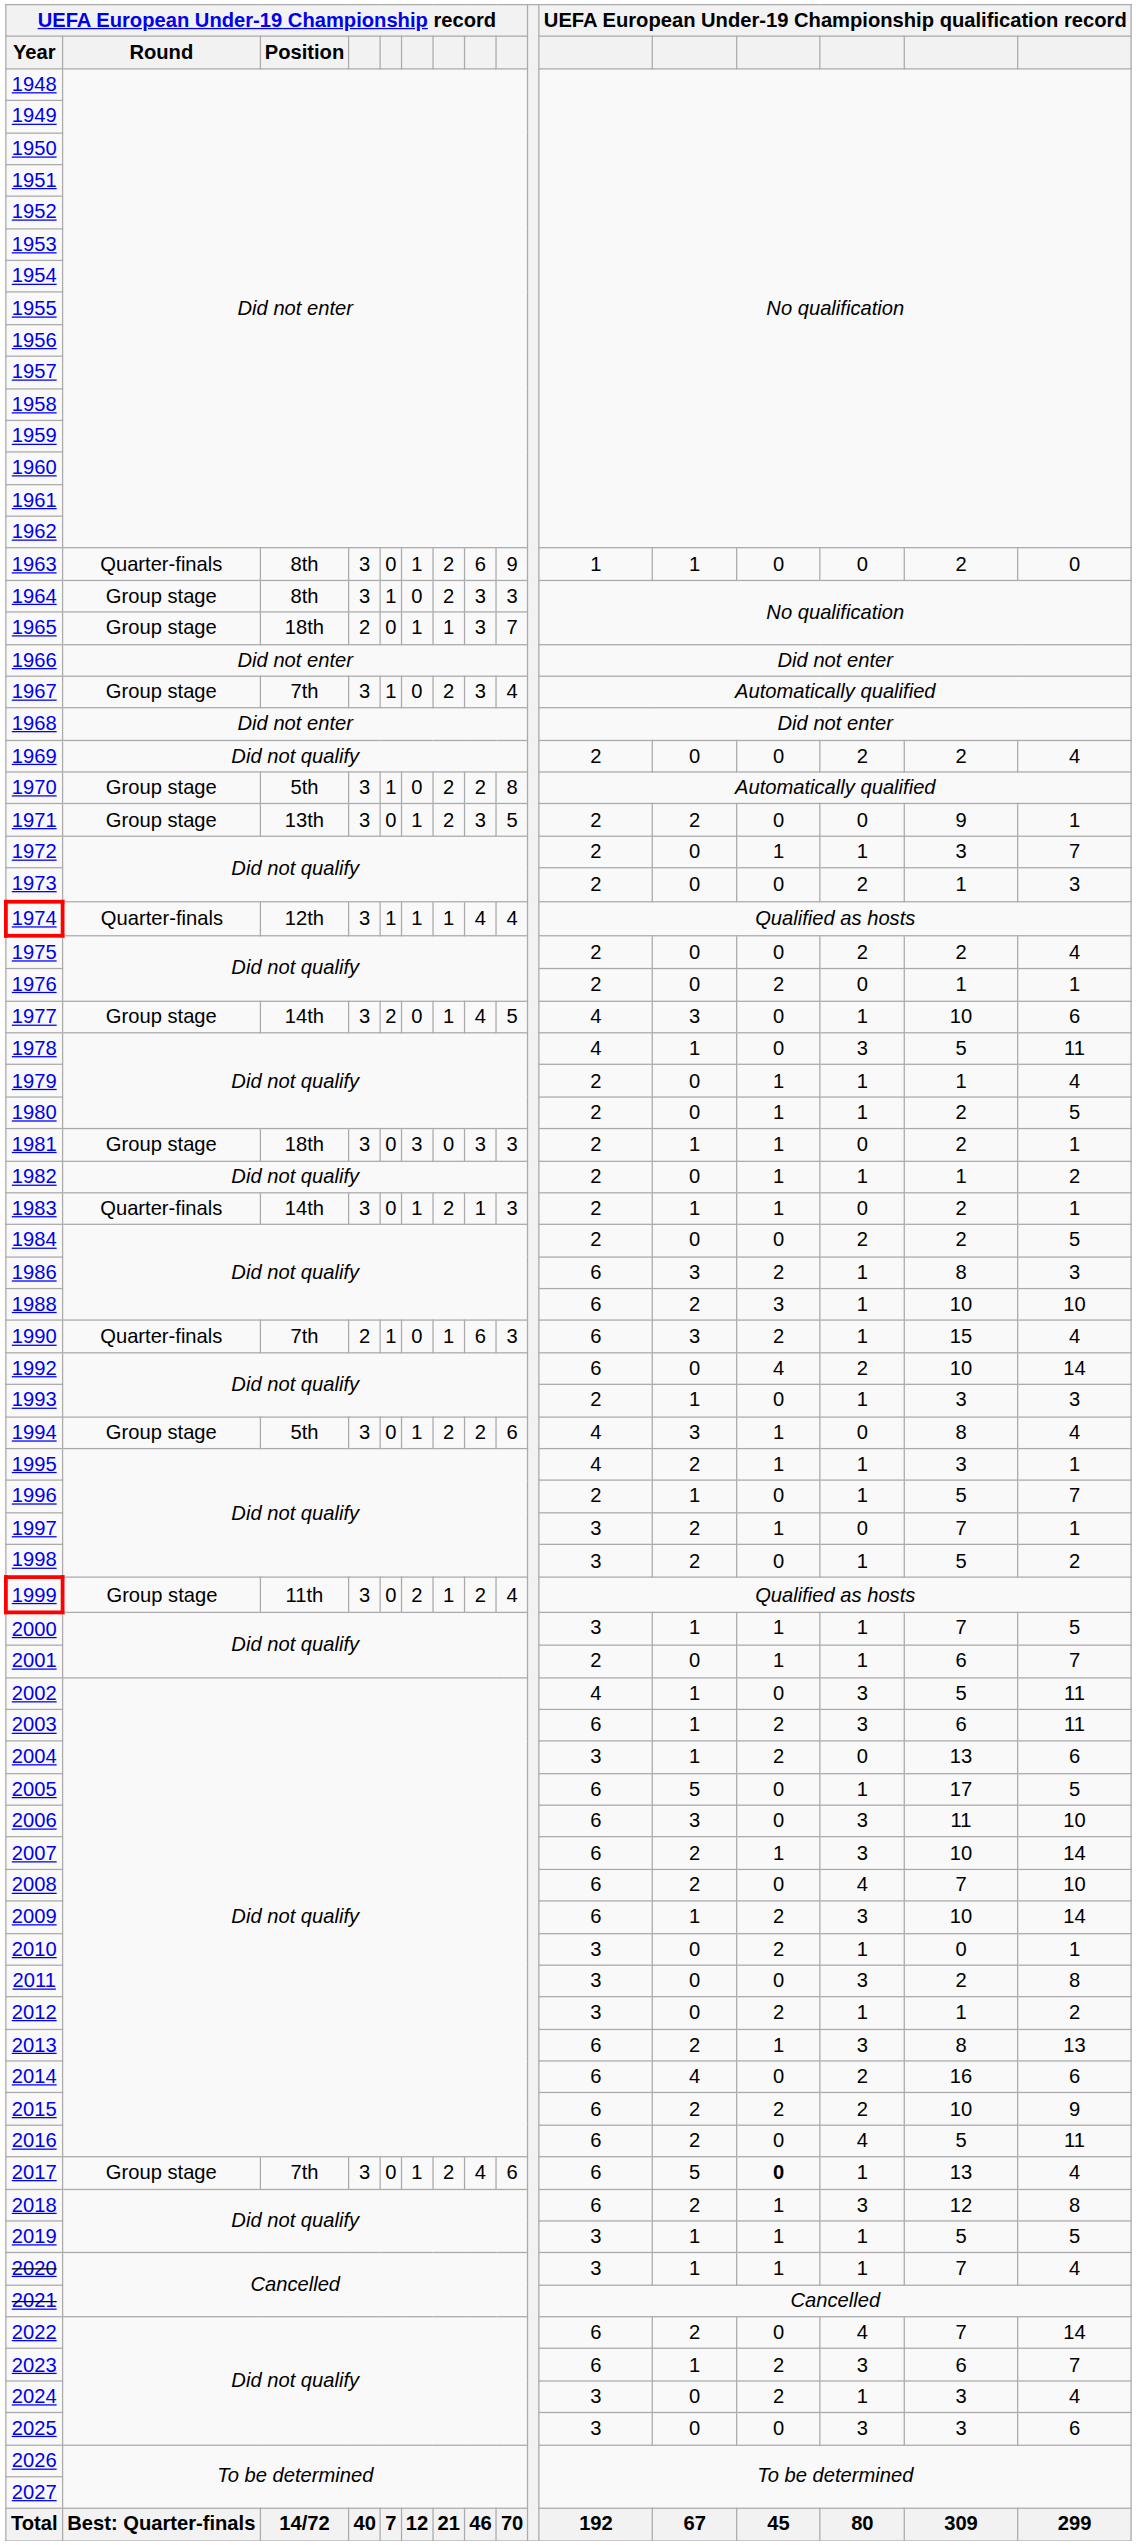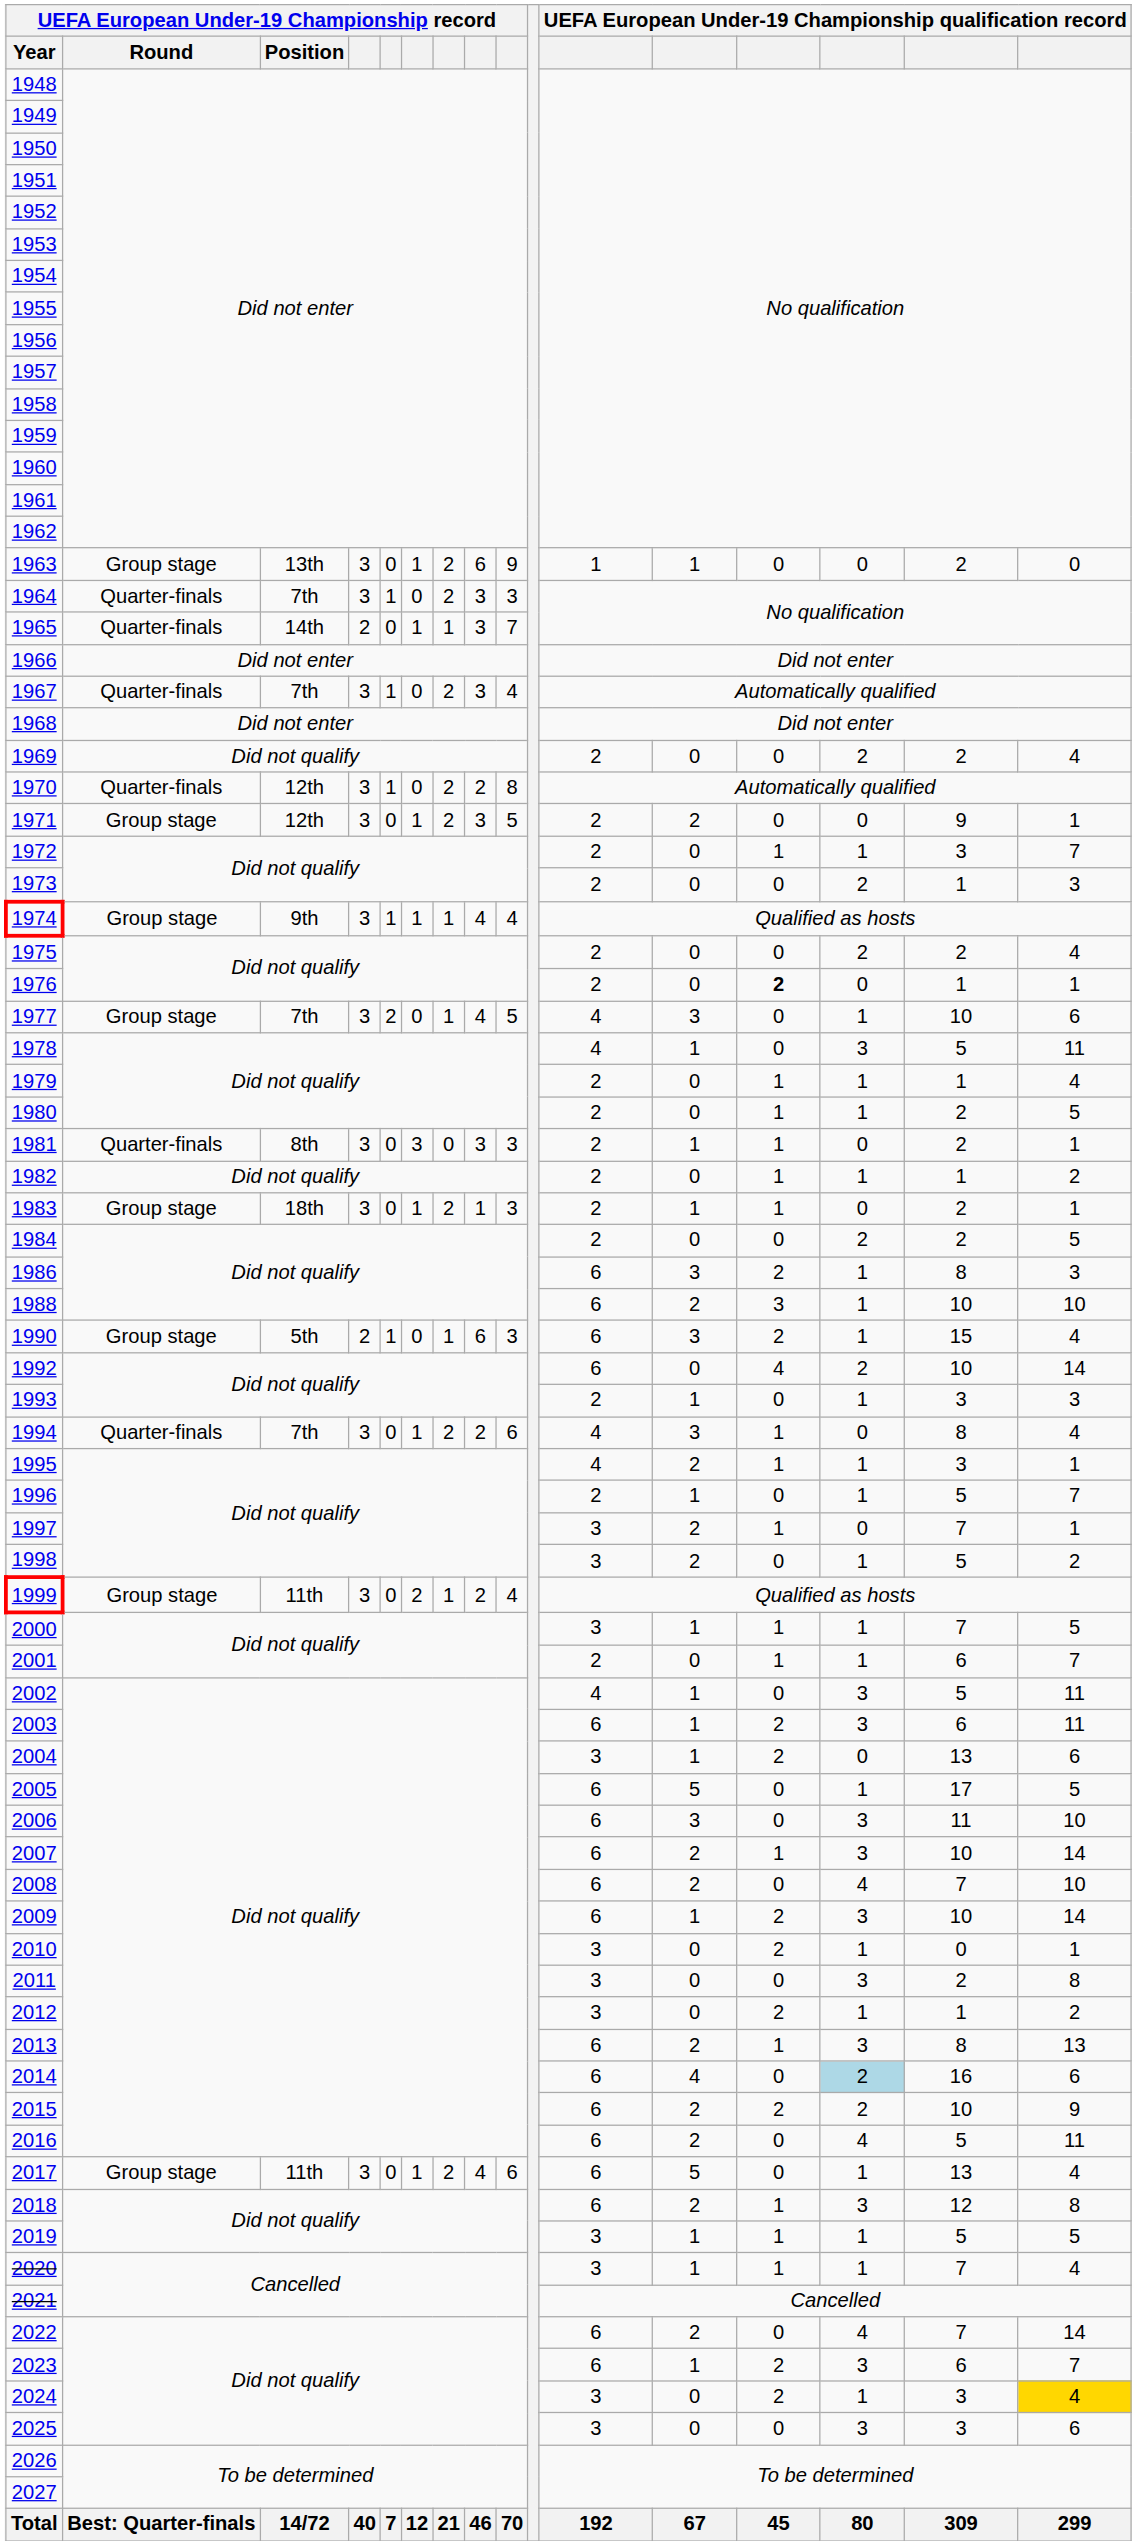(161, 564) Quarter-finals -> (161, 564) Group stage
(304, 564) 8th -> (304, 564) 13th
(161, 595) Group stage -> (161, 595) Quarter-finals
(304, 595) 8th -> (304, 595) 7th
(161, 627) Group stage -> (161, 627) Quarter-finals
(304, 627) 18th -> (304, 627) 14th
(161, 691) Group stage -> (161, 691) Quarter-finals
(161, 787) Group stage -> (161, 787) Quarter-finals
(304, 787) 5th -> (304, 787) 12th
(304, 819) 13th -> (304, 819) 12th
(162, 918) Quarter-finals -> (162, 918) Group stage
(304, 918) 12th -> (304, 918) 9th
(778, 984) normal -> (778, 984) bold
(304, 1016) 14th -> (304, 1016) 7th
(161, 1144) Group stage -> (161, 1144) Quarter-finals
(304, 1144) 18th -> (304, 1144) 8th
(161, 1208) Quarter-finals -> (161, 1208) Group stage
(304, 1208) 14th -> (304, 1208) 18th
(161, 1336) Quarter-finals -> (161, 1336) Group stage
(304, 1336) 7th -> (304, 1336) 5th
(161, 1432) Group stage -> (161, 1432) Quarter-finals
(304, 1432) 5th -> (304, 1432) 7th
(862, 2076) no background -> (862, 2076) lightblue background
(304, 2172) 7th -> (304, 2172) 11th
(778, 2172) bold -> (778, 2172) normal
(1075, 2396) no background -> (1075, 2396) gold background
